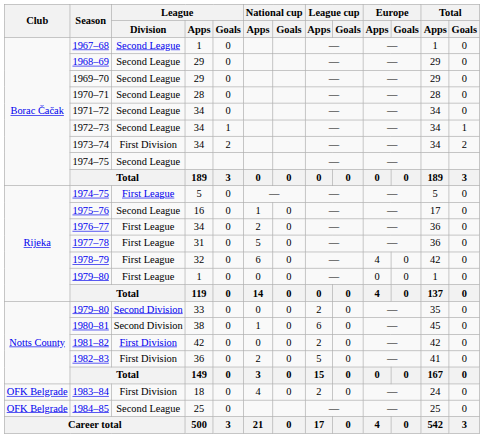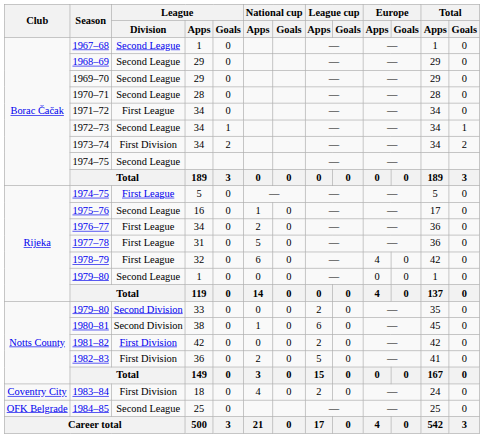(148, 111) Second League -> (148, 111) First League
(148, 276) First League -> (148, 276) Second League
(37, 392) OFK Belgrade -> (37, 392) Coventry City
